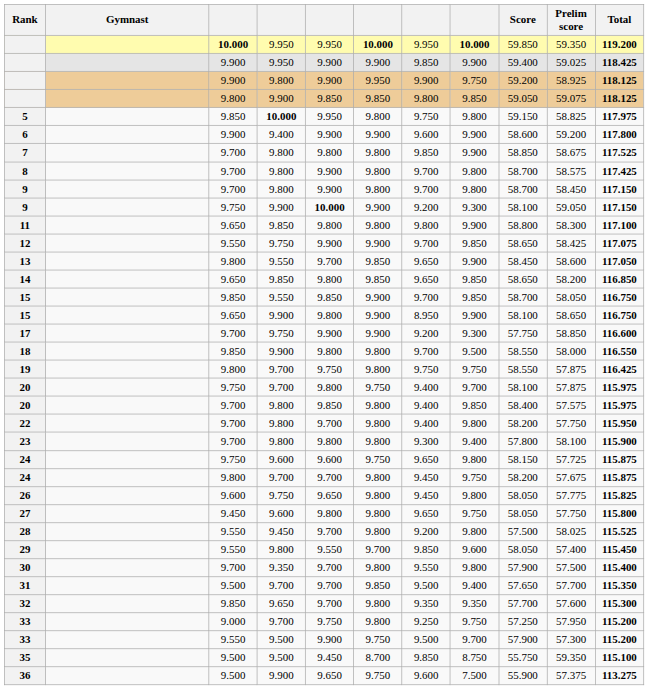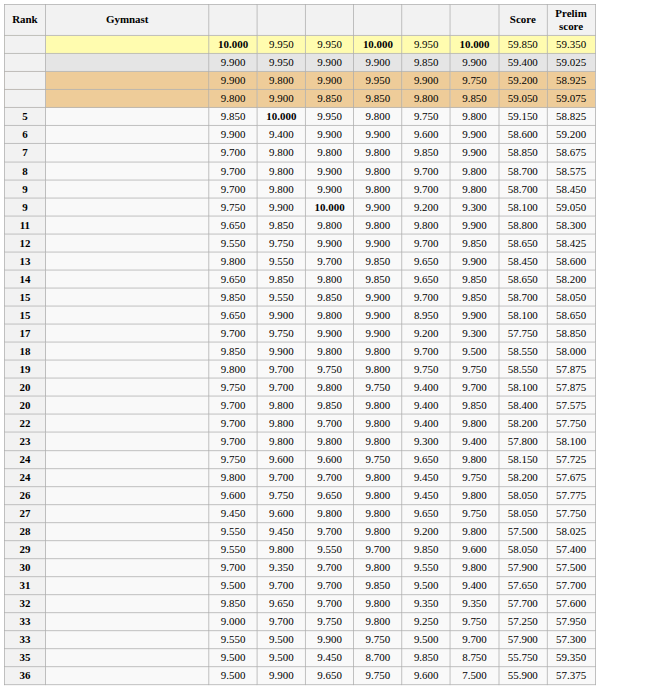- column: (619, 20)
